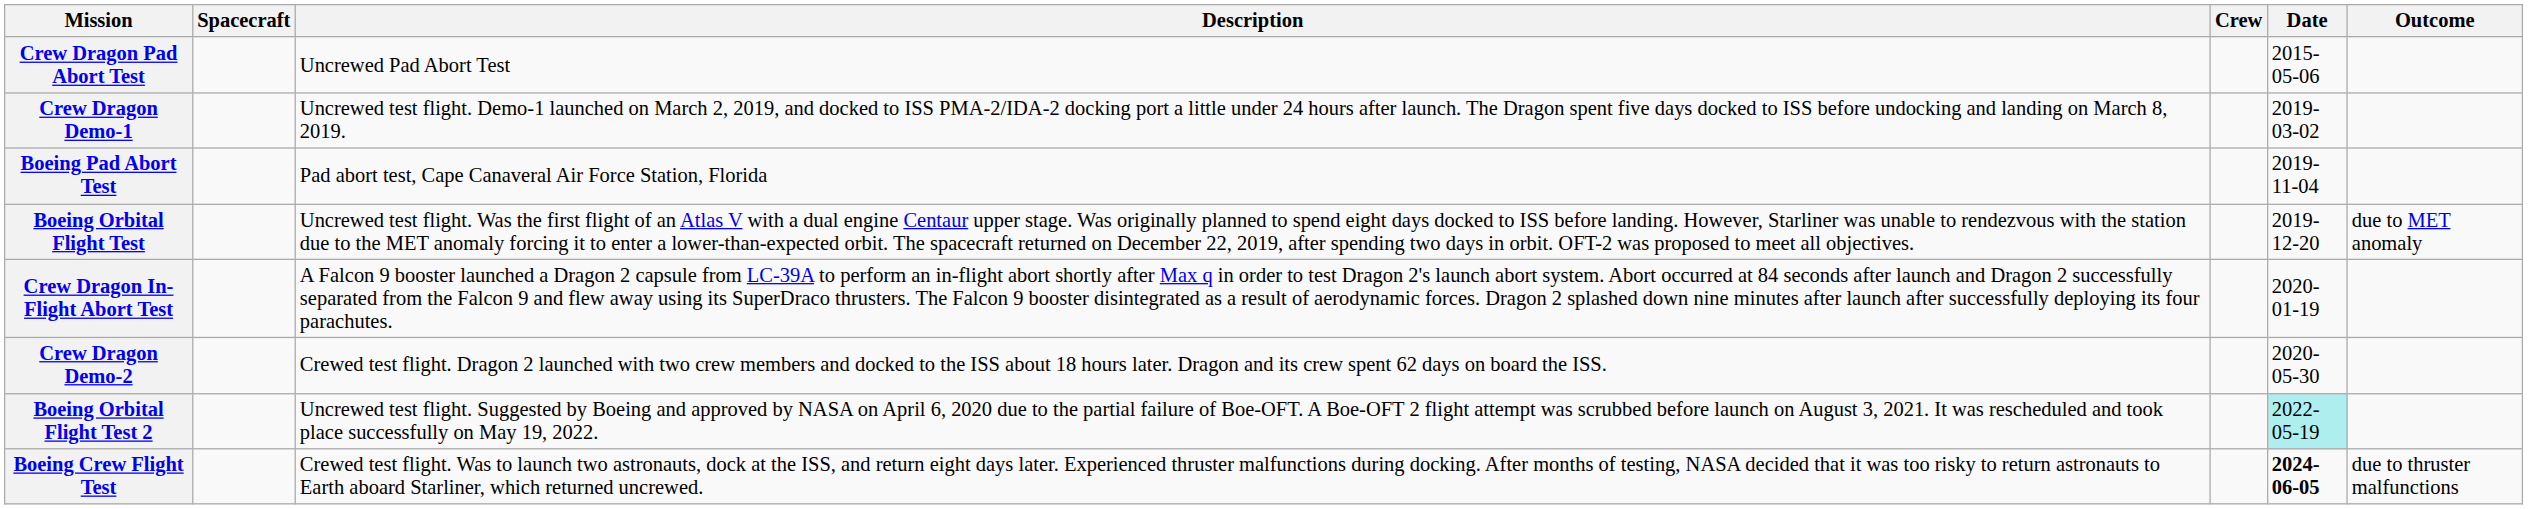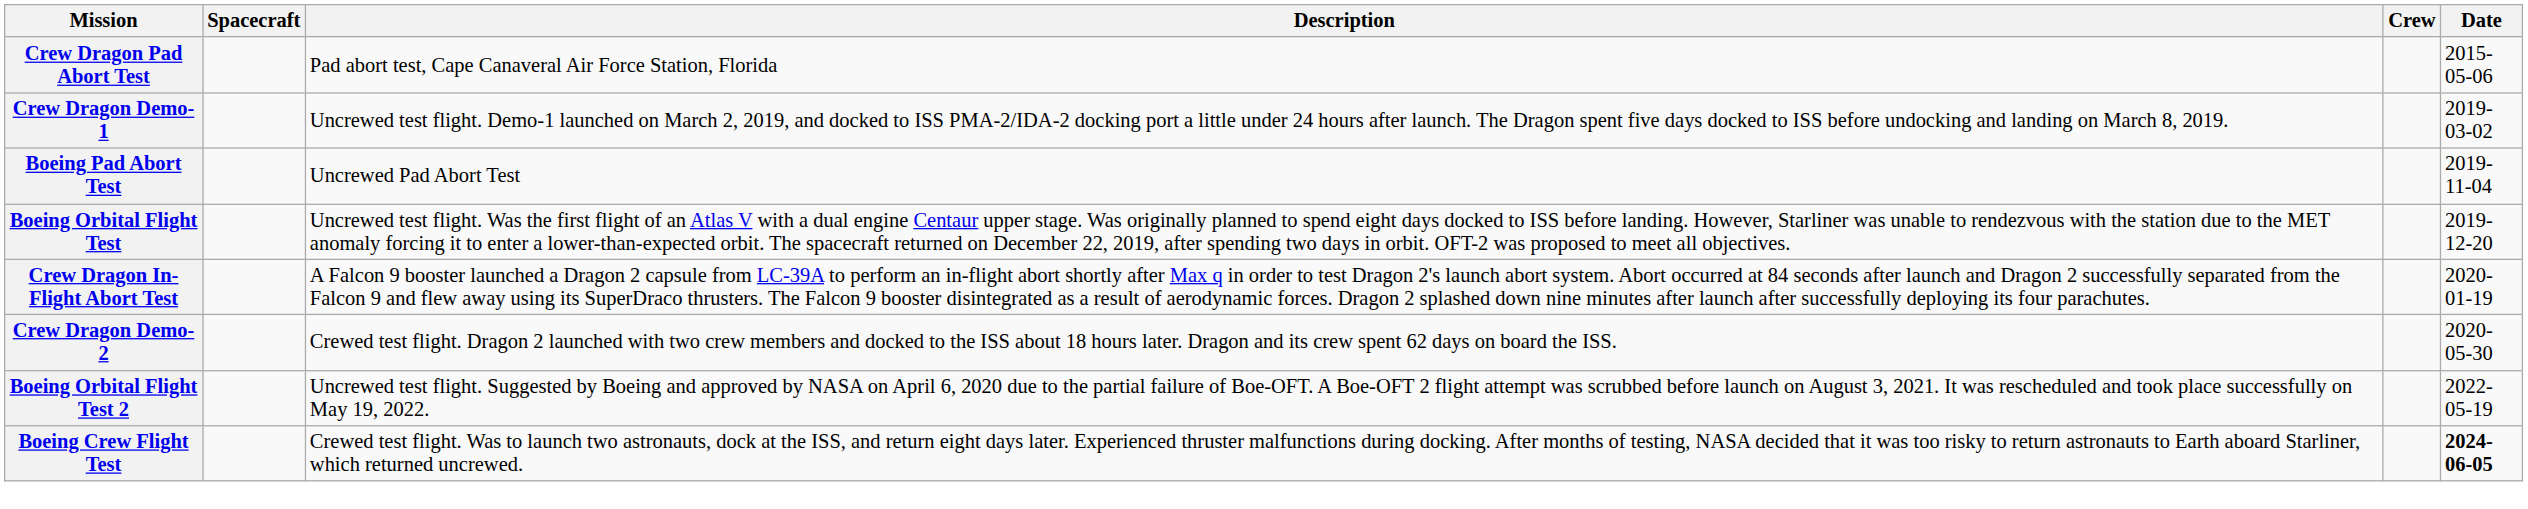- column: (2435, 20)
(405, 64) Uncrewed Pad Abort Test -> (544, 64) Pad abort test, Cape Canaveral Air Force Station, Florida
(534, 175) Pad abort test, Cape Canaveral Air Force Station, Florida -> (415, 175) Uncrewed Pad Abort Test
(2296, 420) paleturquoise background -> (2469, 397) no background
